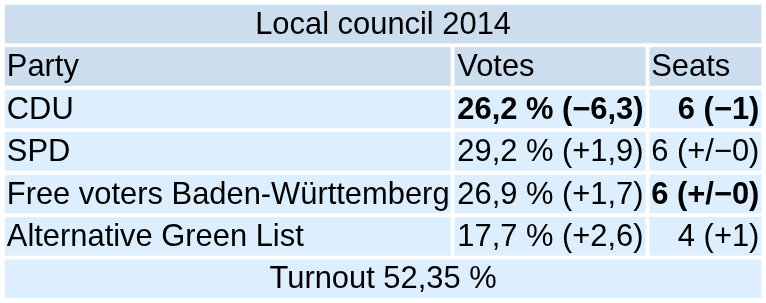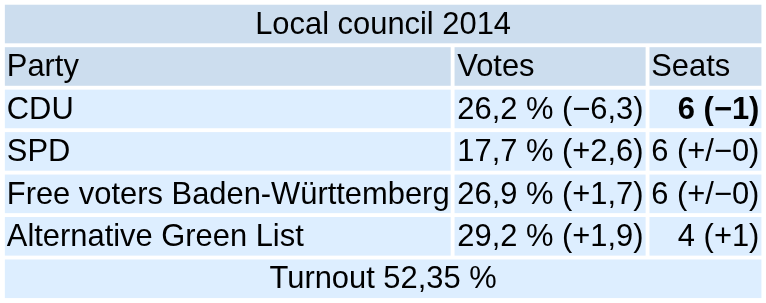(550, 108) bold -> (550, 108) normal
(550, 150) 29,2 % (+1,9) -> (550, 150) 17,7 % (+2,6)
(705, 193) bold -> (705, 193) normal
(550, 235) 17,7 % (+2,6) -> (550, 235) 29,2 % (+1,9)
